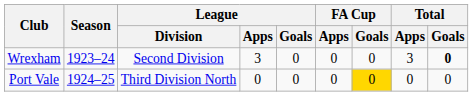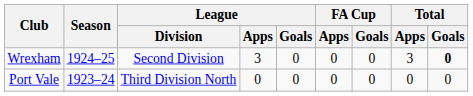(91, 58) 1923–24 -> (91, 58) 1924–25
(91, 79) 1924–25 -> (91, 79) 1923–24
(372, 79) gold background -> (372, 79) no background
